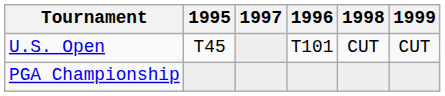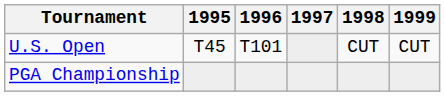columns swapped: (312, 19) <-> (261, 19)
